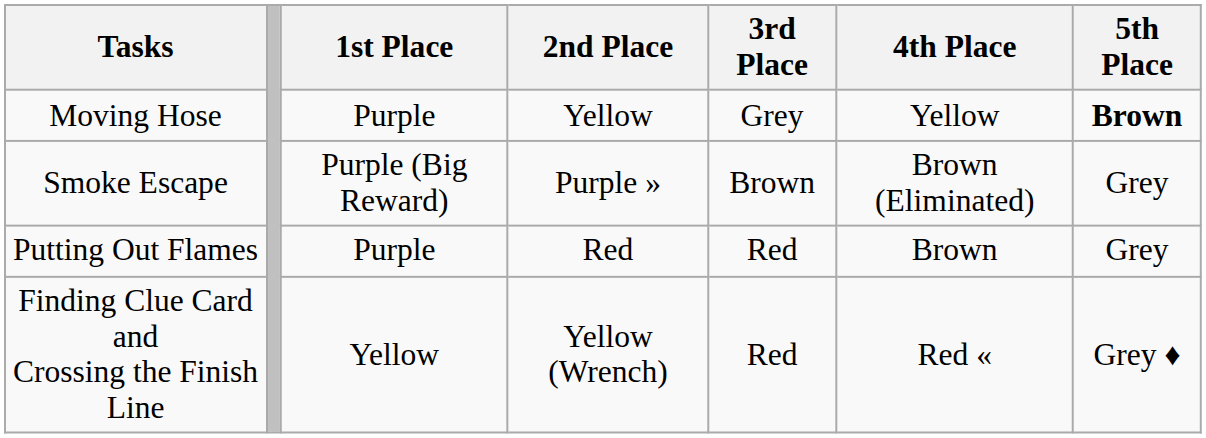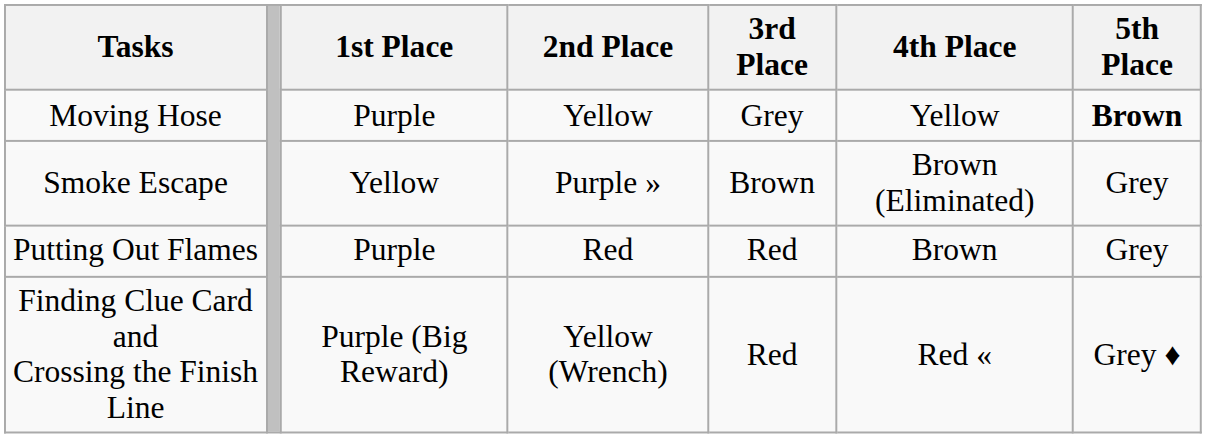(394, 182) Purple (Big Reward) -> (394, 182) Yellow
(394, 353) Yellow -> (394, 353) Purple (Big Reward)
